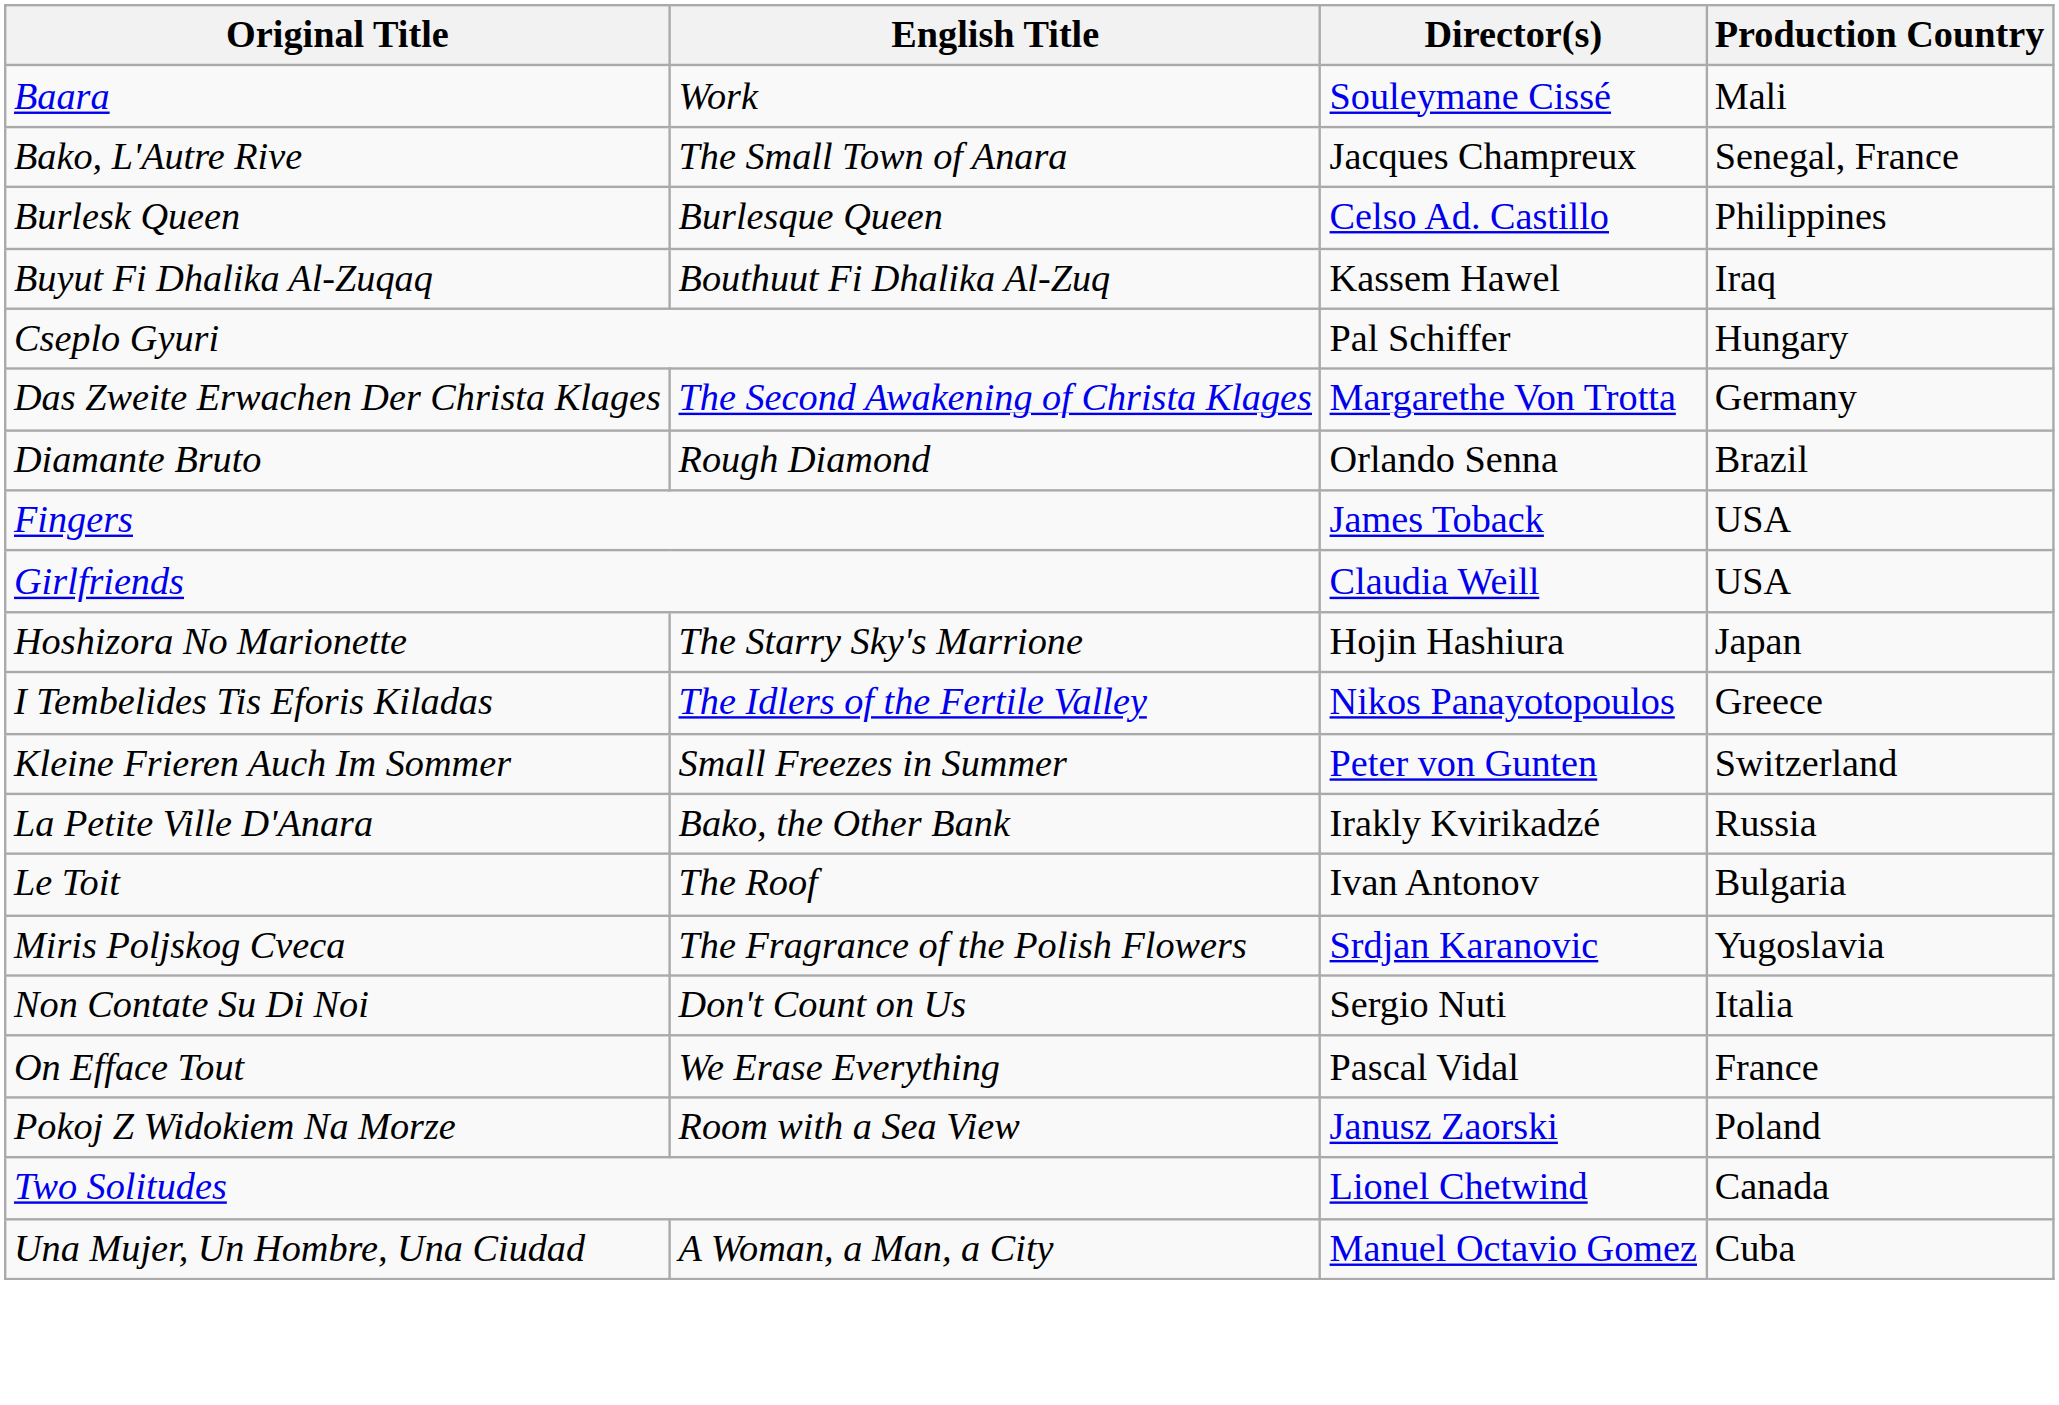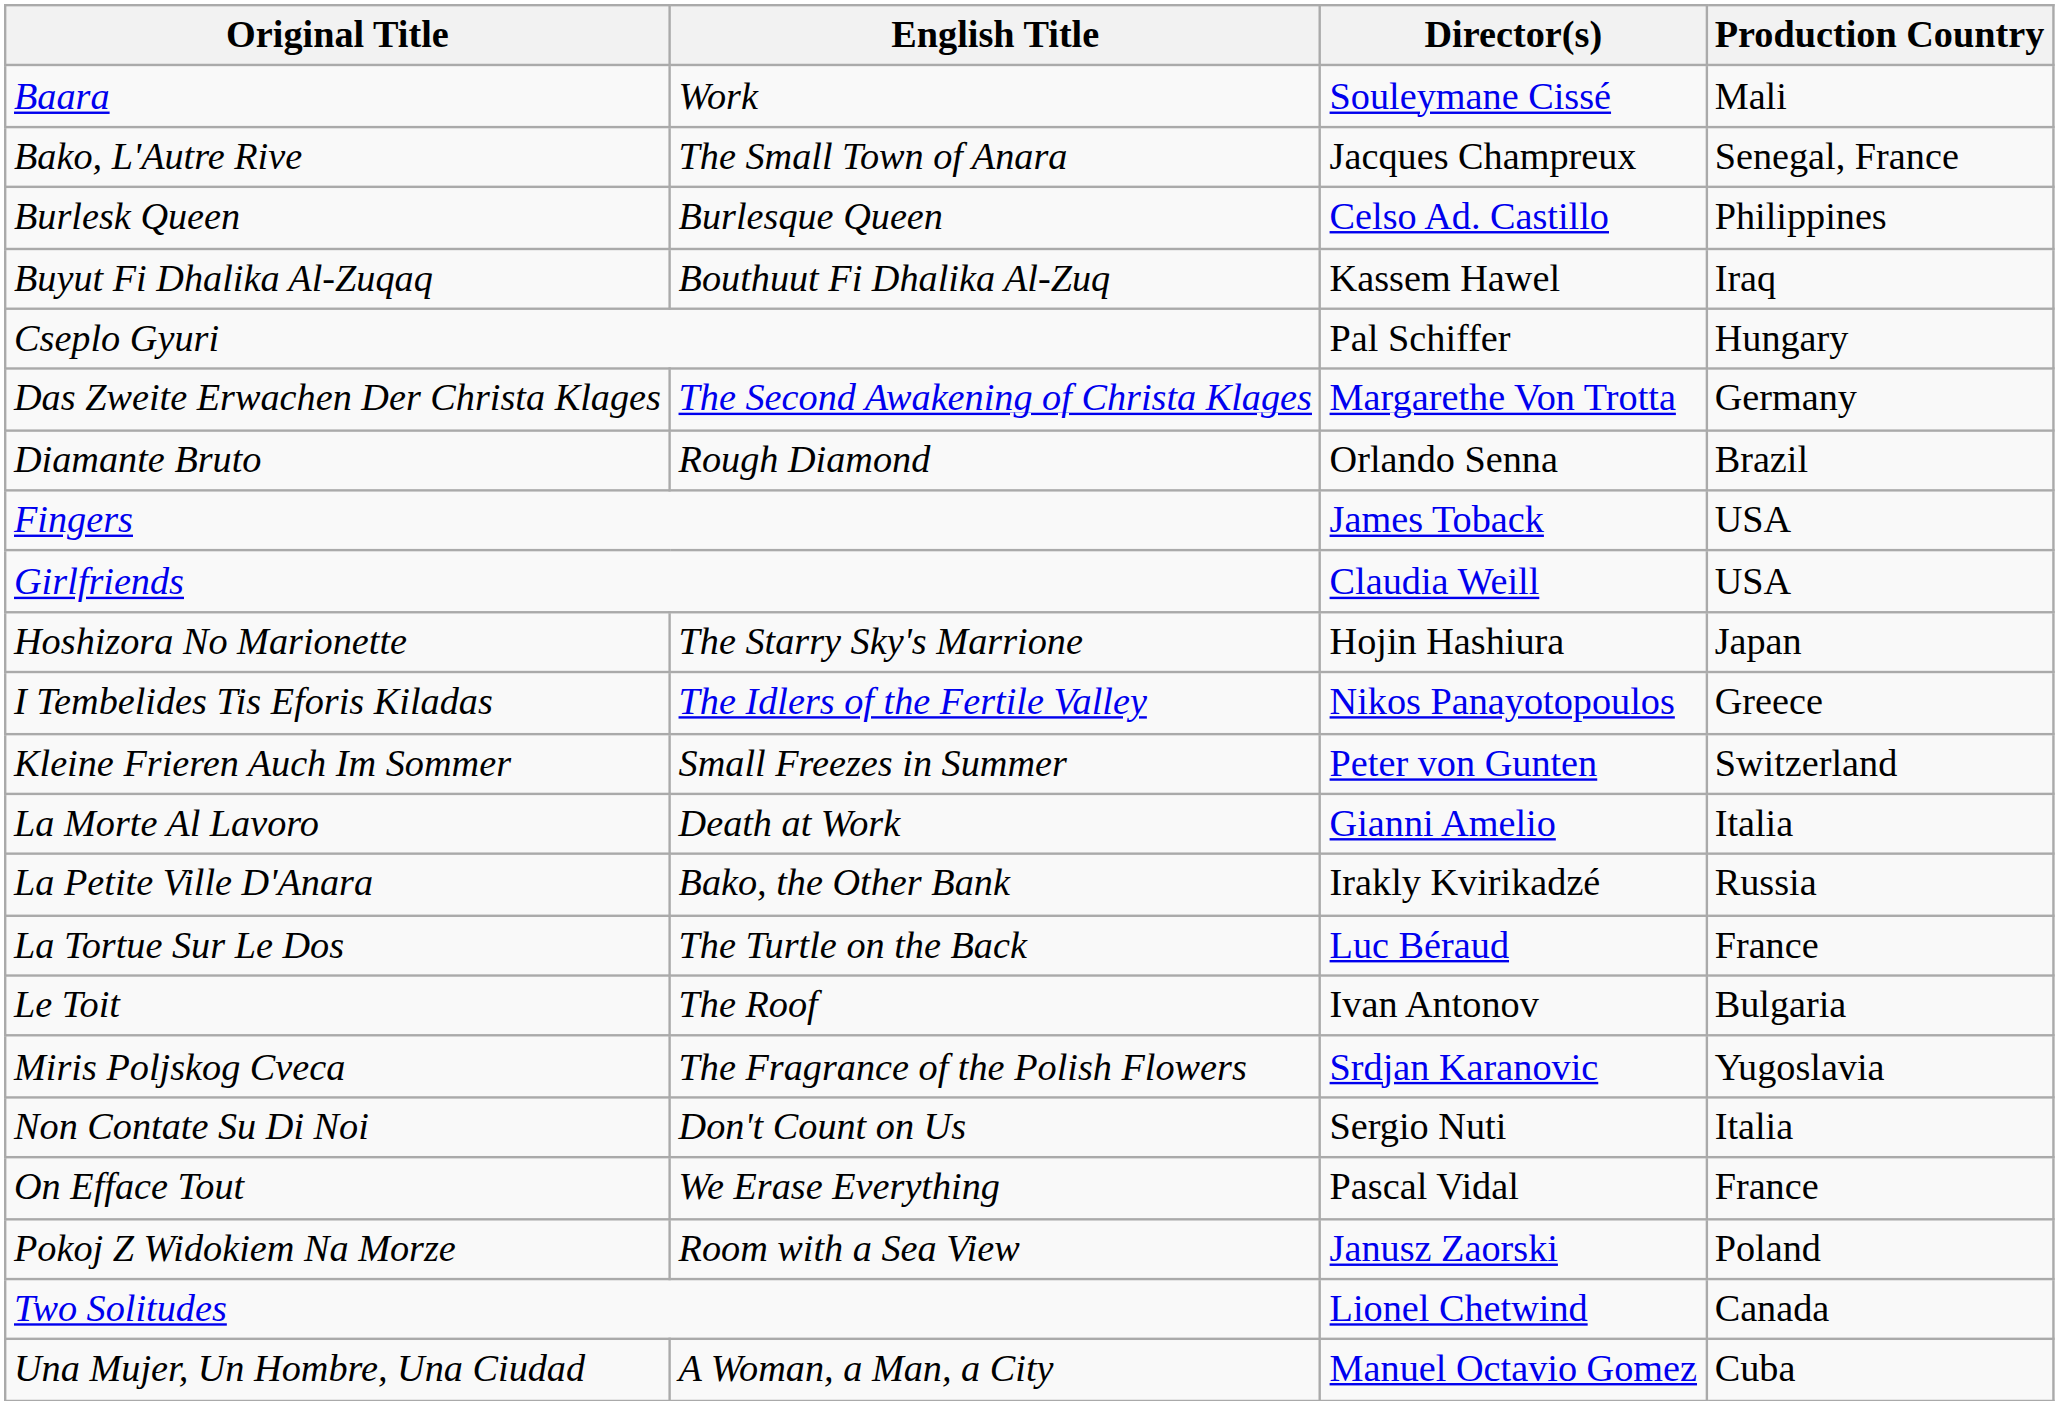+ row: (166, 823)
+ row: (179, 944)
